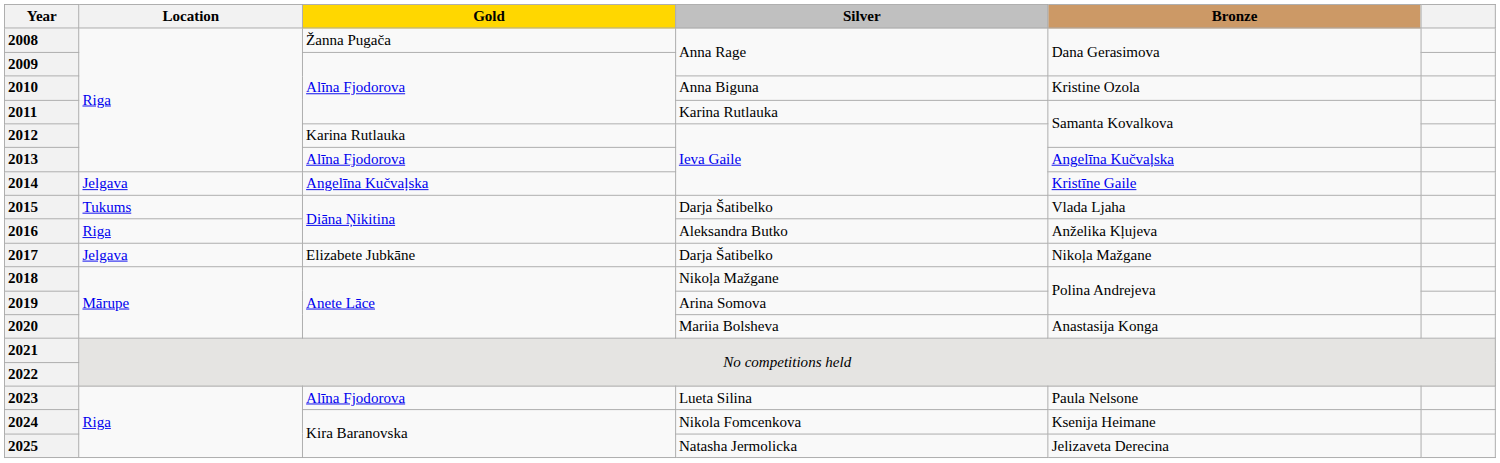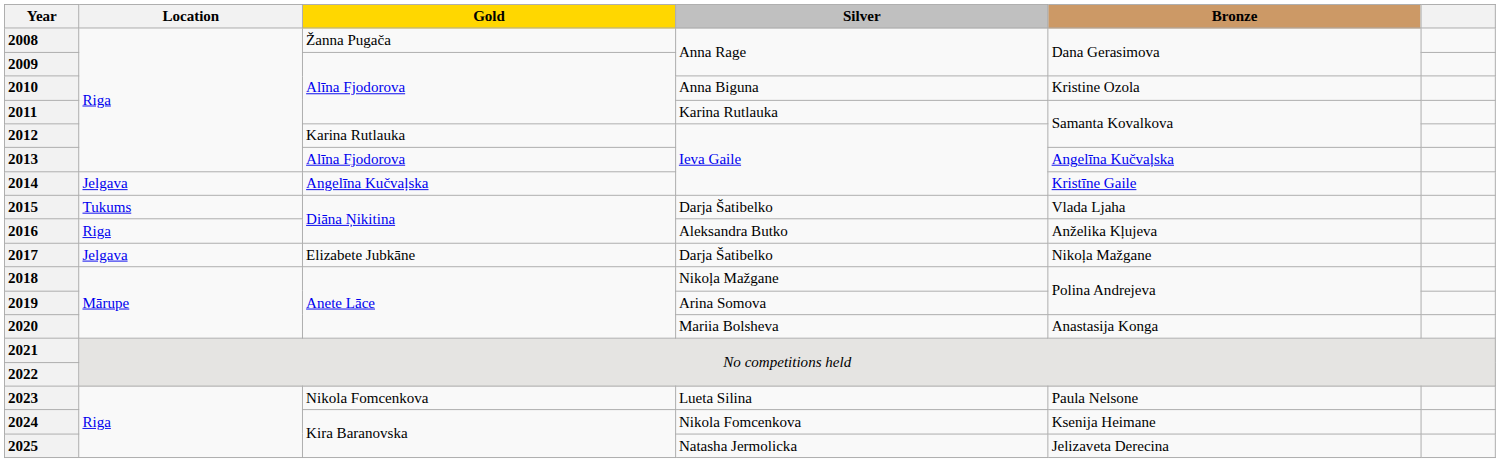(356, 398) Alīna Fjodorova -> (367, 398) Nikola Fomcenkova
